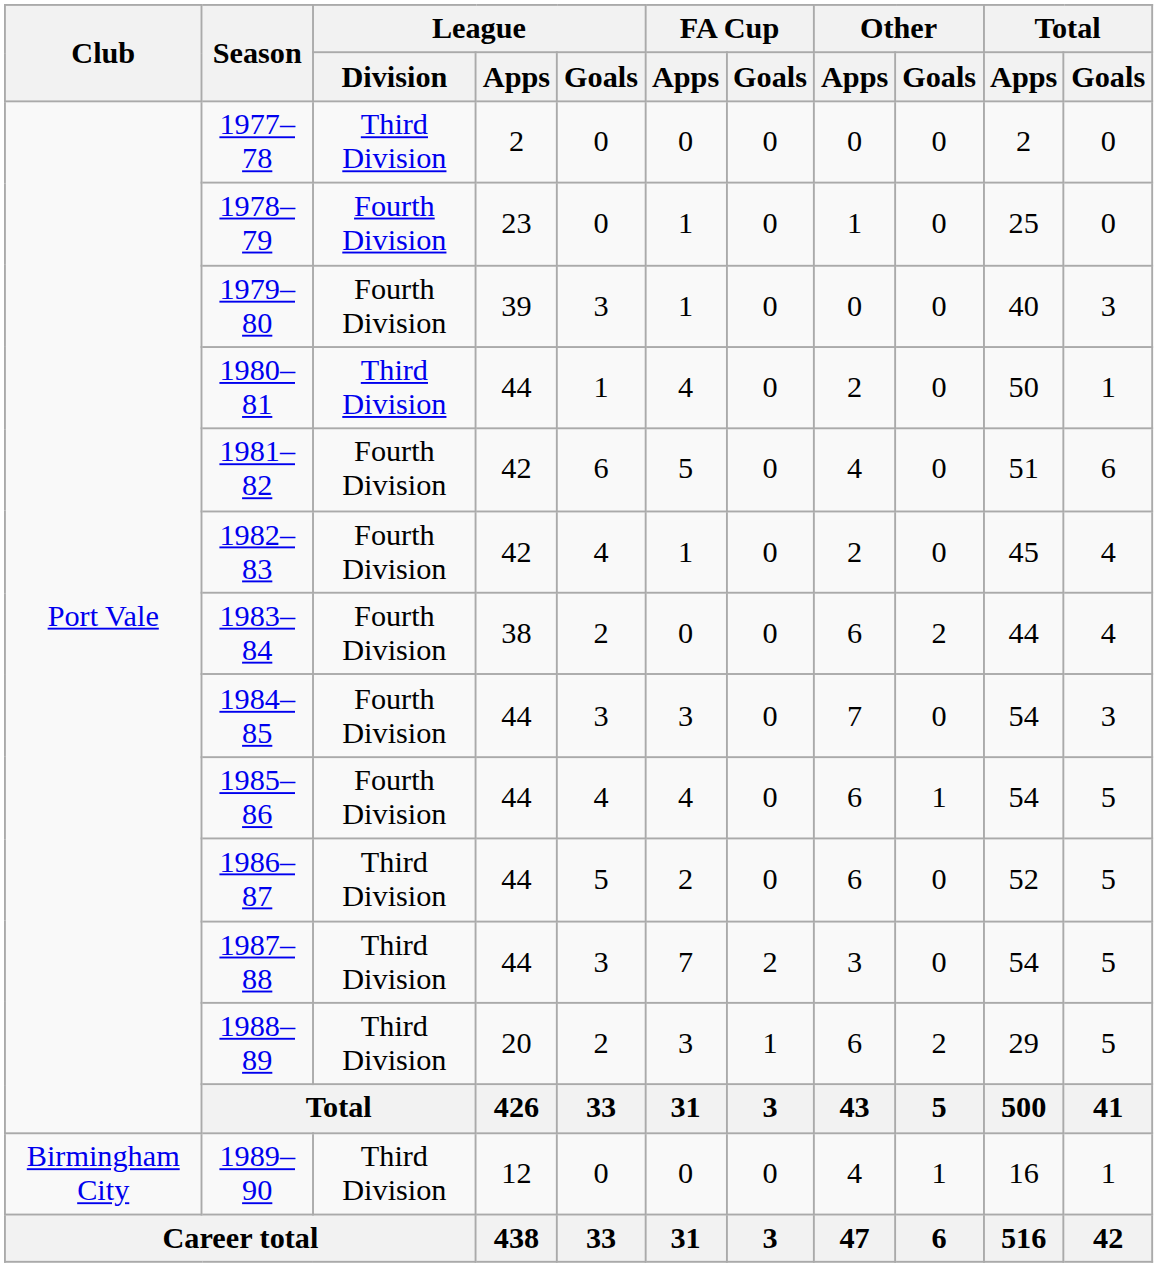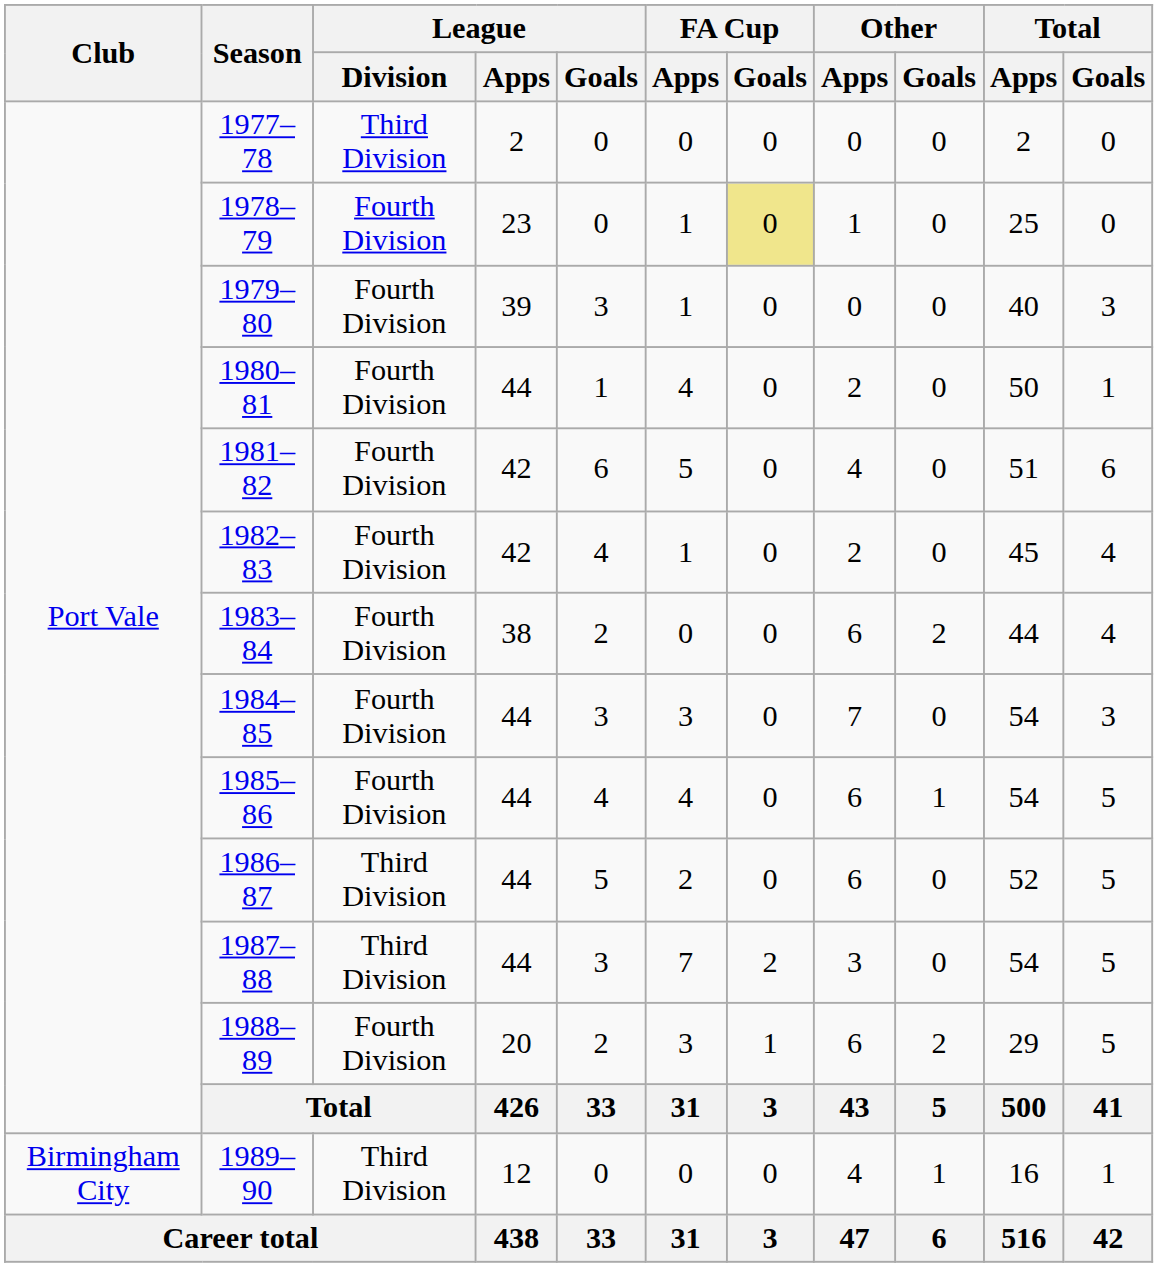(770, 223) no background -> (770, 223) khaki background
(394, 387) Third Division -> (394, 387) Fourth Division
(394, 1043) Third Division -> (394, 1043) Fourth Division
